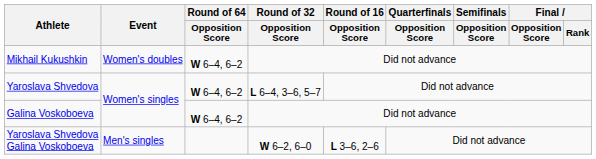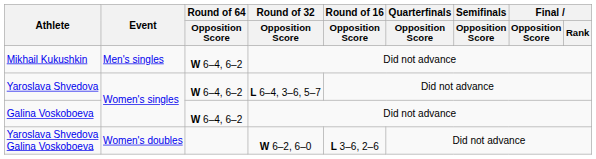(143, 60) Women's doubles -> (133, 60) Men's singles
(133, 141) Men's singles -> (143, 141) Women's doubles
